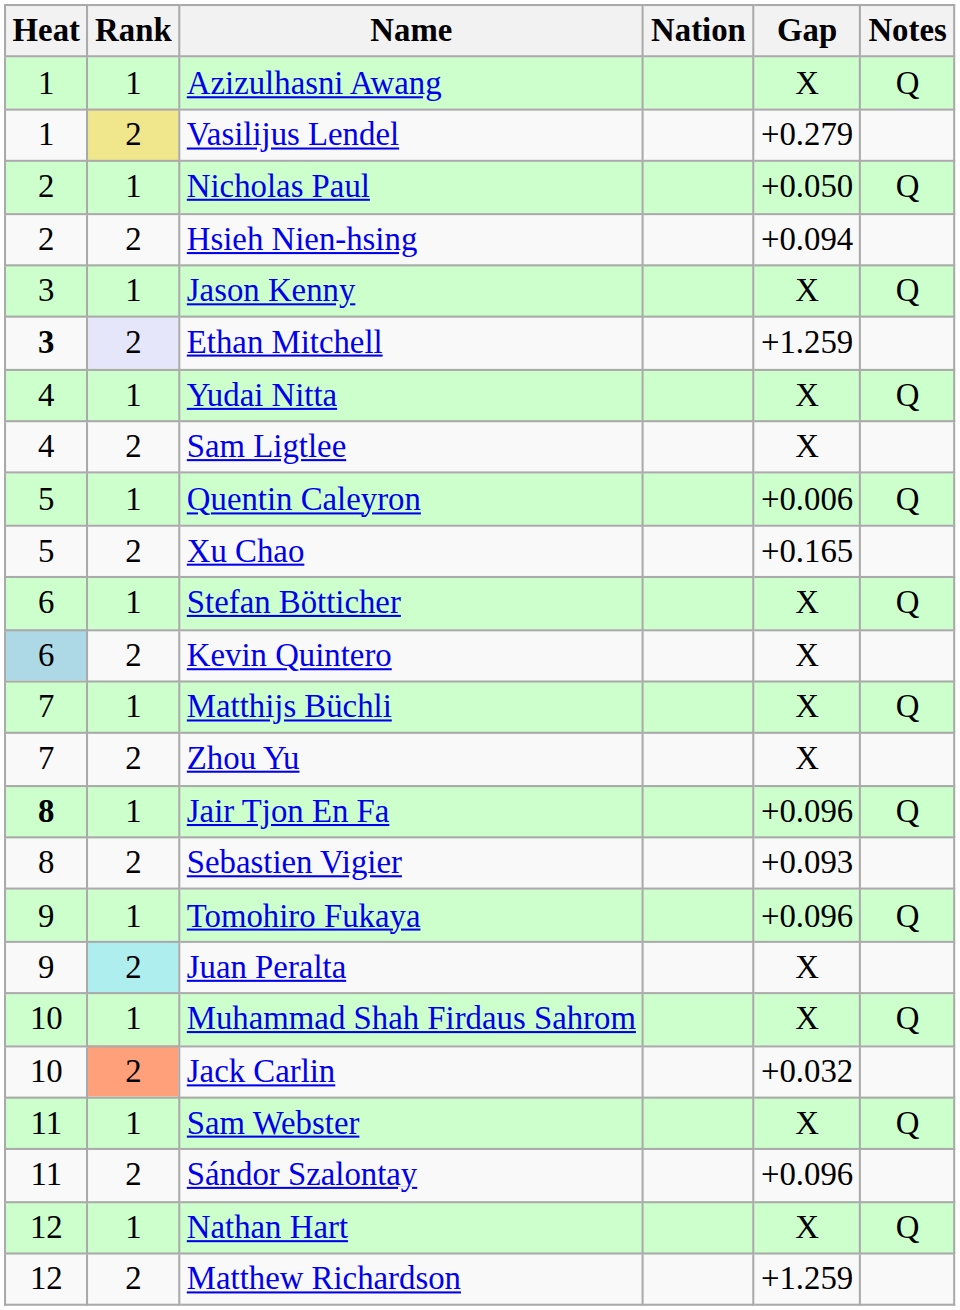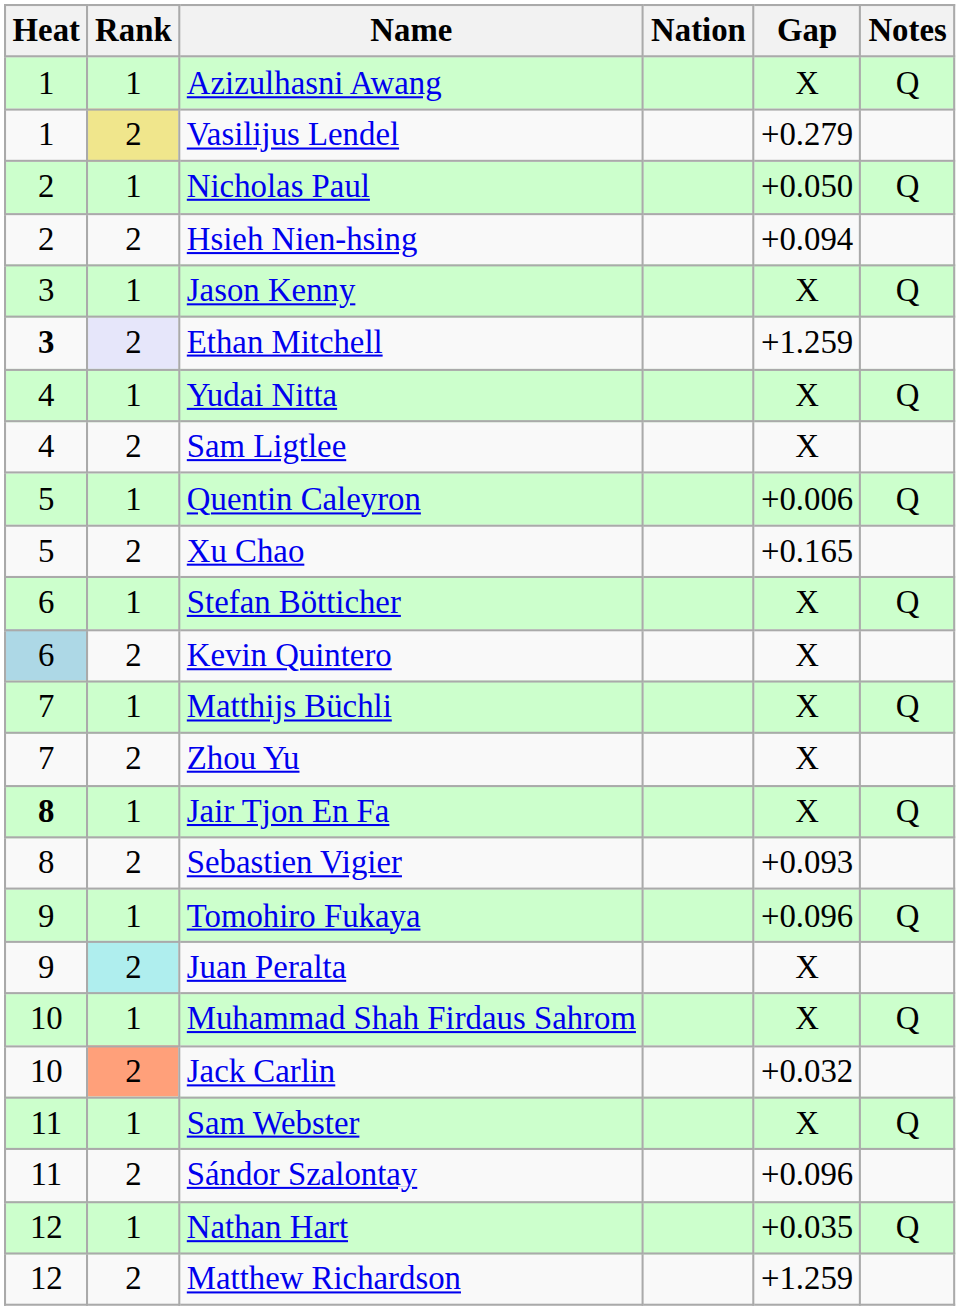(807, 810) +0.096 -> (807, 810) X
(807, 1226) X -> (807, 1226) +0.035
